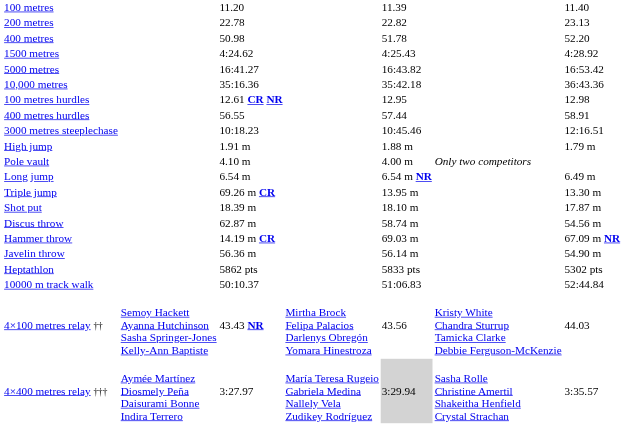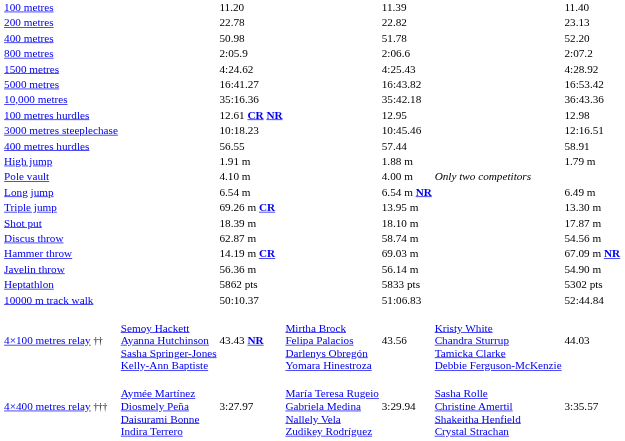+ row: (29, 53)
rows swapped: (47, 115) <-> (61, 130)
(399, 391) lightgrey background -> (399, 406) no background
